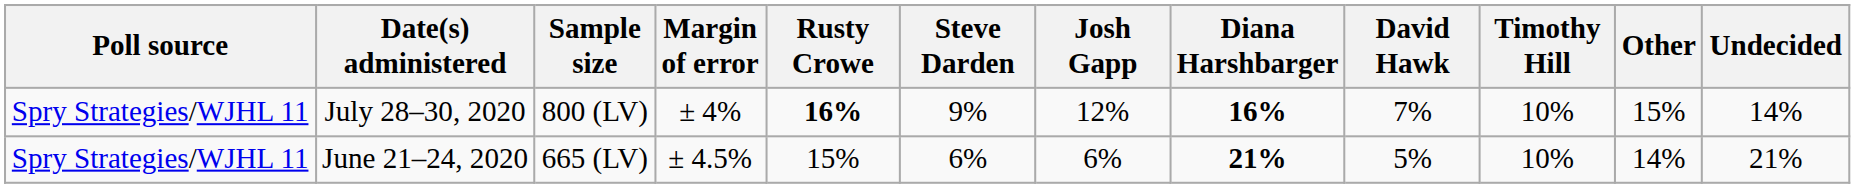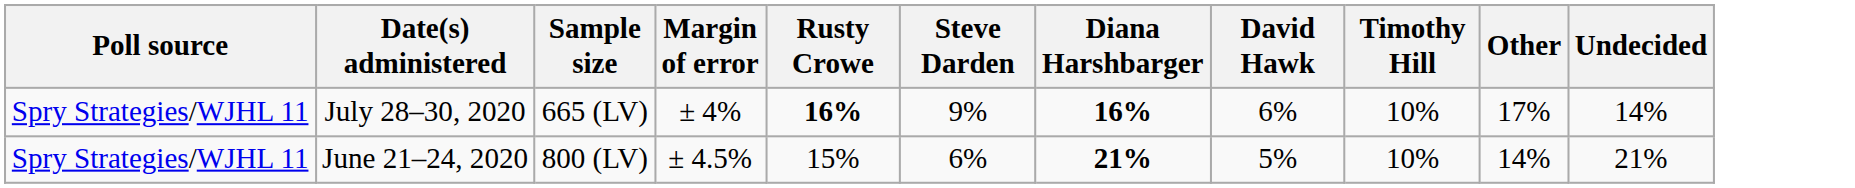- column: (1103, 46)
(595, 111) 800 (LV) -> (595, 111) 665 (LV)
(1413, 111) 7% -> (1278, 111) 6%
(1659, 111) 15% -> (1524, 111) 17%
(595, 159) 665 (LV) -> (595, 159) 800 (LV)
